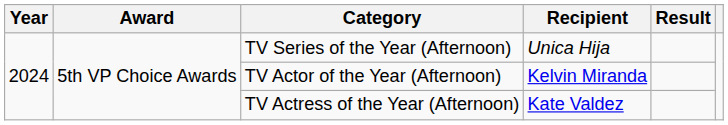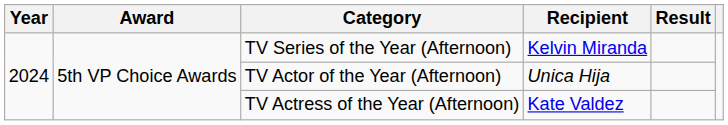(569, 47) Unica Hija -> (587, 47) Kelvin Miranda
(587, 76) Kelvin Miranda -> (569, 76) Unica Hija
